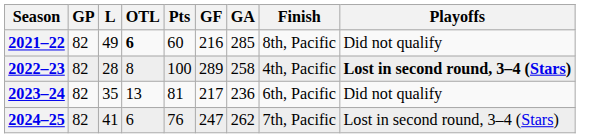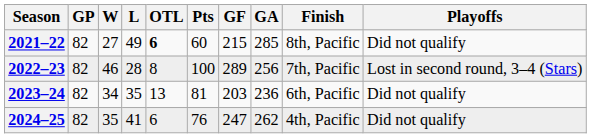+ column: (110, 17)
(211, 42) 216 -> (235, 42) 215
(243, 68) 258 -> (266, 68) 256
(299, 68) 4th, Pacific -> (323, 68) 7th, Pacific
(457, 68) bold -> (475, 68) normal
(211, 94) 217 -> (235, 94) 203
(299, 119) 7th, Pacific -> (323, 119) 4th, Pacific
(451, 119) Lost in second round, 3–4 (Stars) -> (416, 119) Did not qualify
